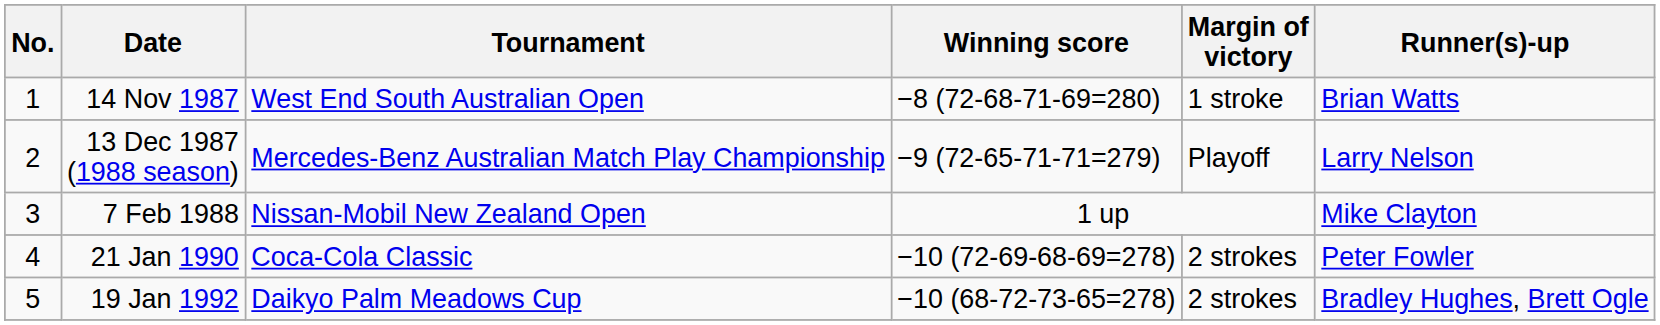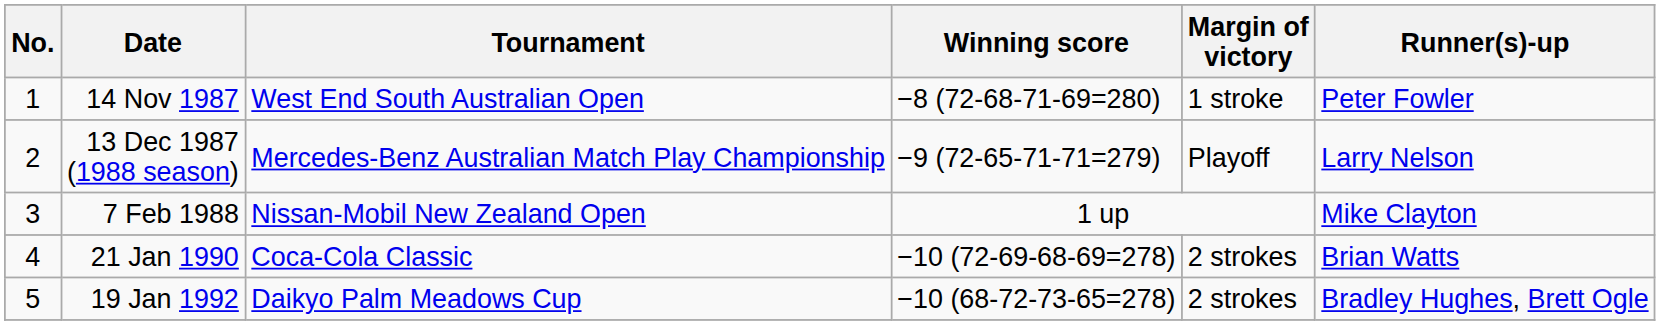(1390, 99) Brian Watts -> (1398, 99) Peter Fowler
(1398, 257) Peter Fowler -> (1390, 257) Brian Watts
